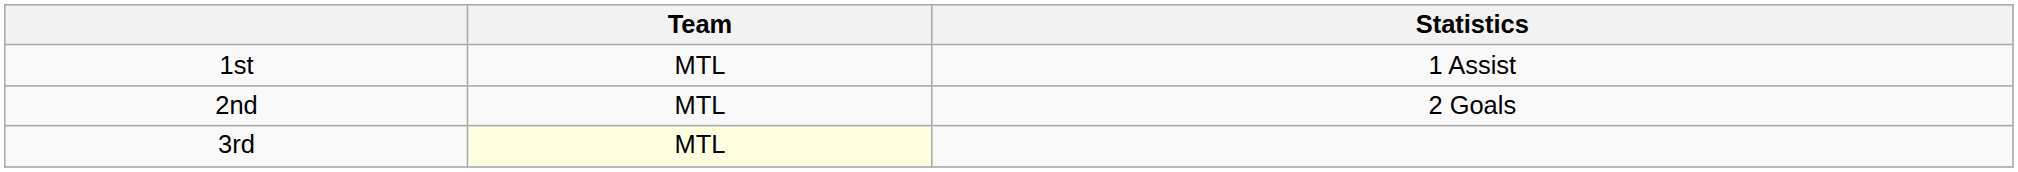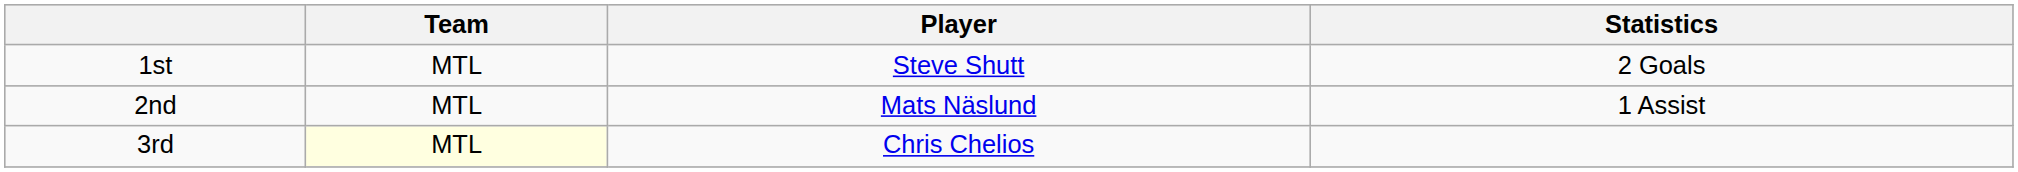+ column: (959, 24)
(1472, 65) 1 Assist -> (1662, 65) 2 Goals
(1472, 105) 2 Goals -> (1662, 105) 1 Assist
